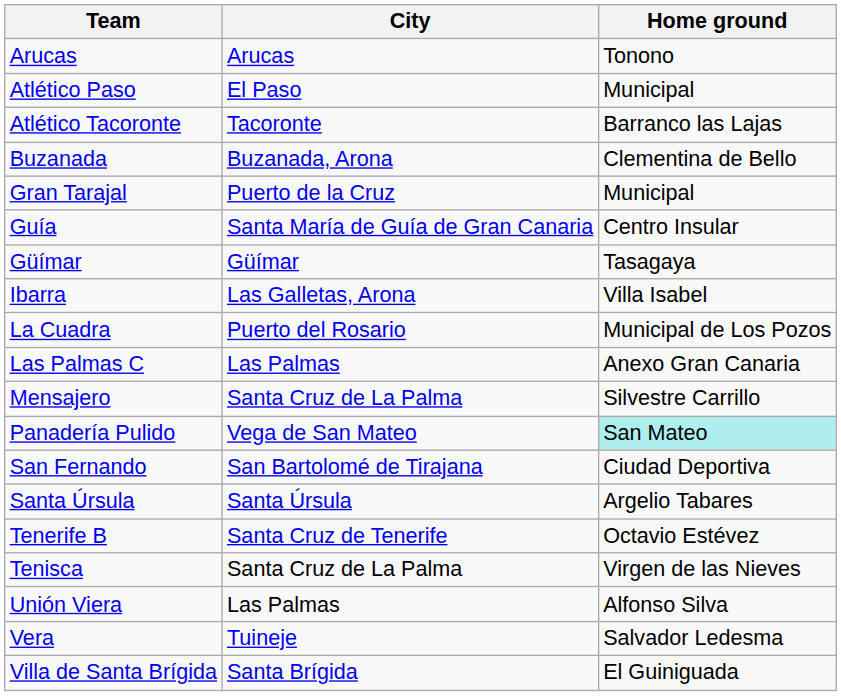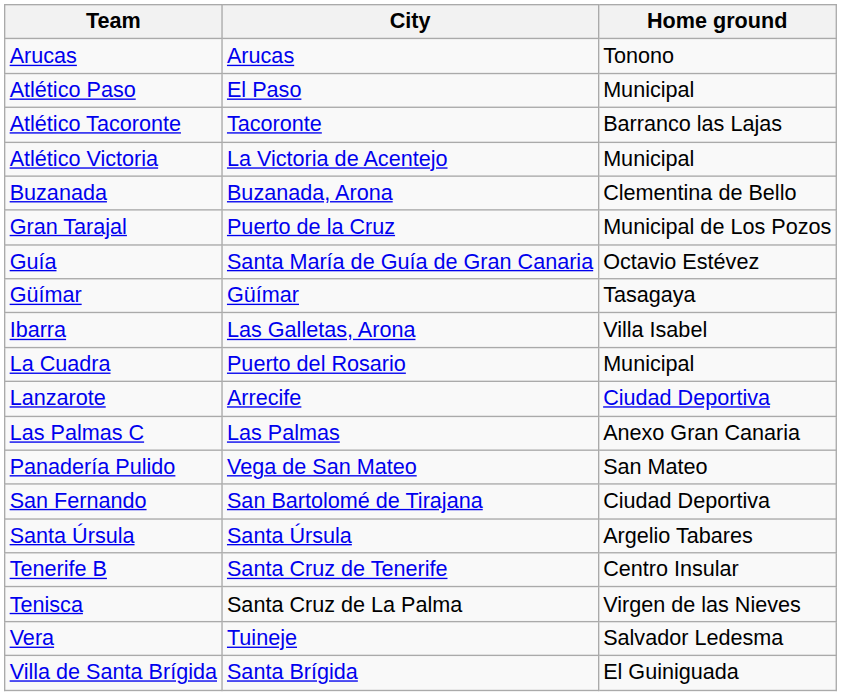+ row: (84, 158)
(649, 192) Municipal -> (717, 227) Municipal de Los Pozos
(671, 227) Centro Insular -> (681, 261) Octavio Estévez
(717, 329) Municipal de Los Pozos -> (649, 364) Municipal
+ row: (58, 398)
- row: (60, 398)
(655, 432) paleturquoise background -> (655, 466) no background
(681, 535) Octavio Estévez -> (671, 569) Centro Insular
- row: (66, 603)
